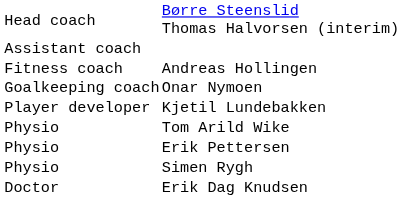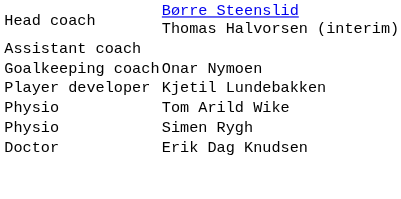- row: (239, 68)
- row: (226, 148)
